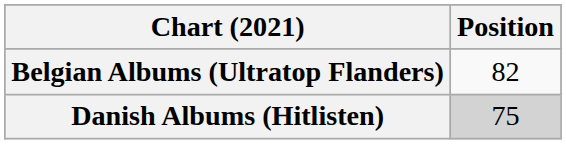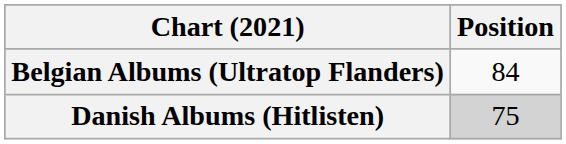(505, 71) 82 -> (505, 71) 84
